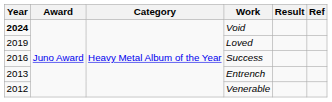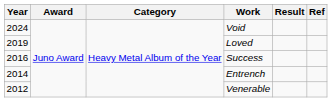(17, 27) bold -> (17, 27) normal
(17, 74) 2013 -> (17, 74) 2014
